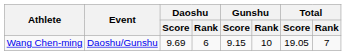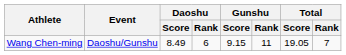(176, 43) 9.69 -> (176, 43) 8.49
(266, 43) 10 -> (266, 43) 11
